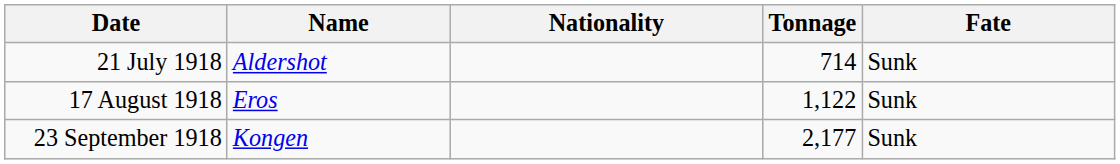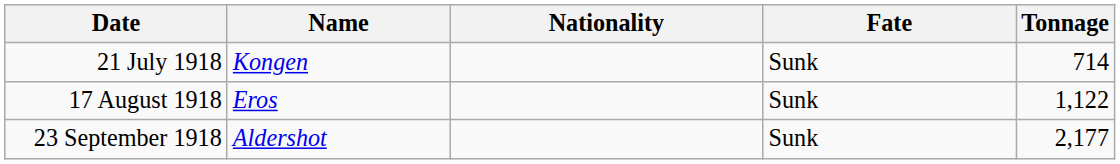columns swapped: (812, 23) <-> (988, 23)
(280, 61) Aldershot -> (270, 61) Kongen
(270, 138) Kongen -> (280, 138) Aldershot
